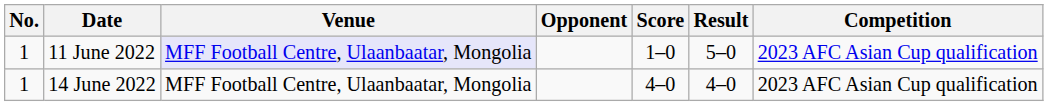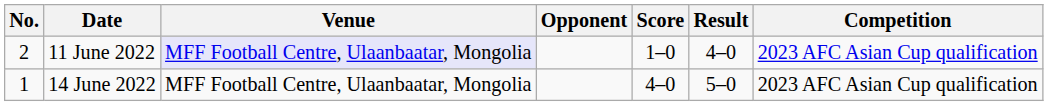(24, 52) 1 -> (24, 52) 2
(721, 52) 5–0 -> (721, 52) 4–0
(721, 84) 4–0 -> (721, 84) 5–0
